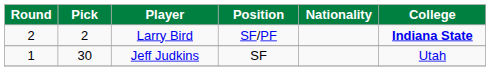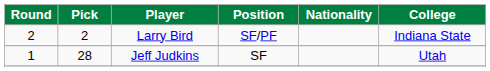(432, 35) bold -> (432, 35) normal
(85, 55) 30 -> (85, 55) 28
